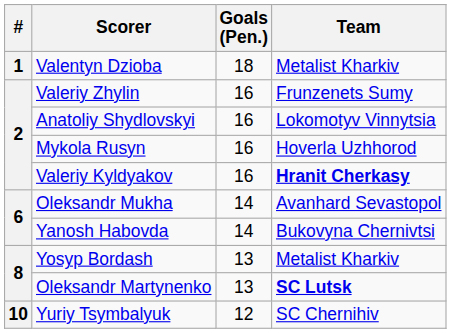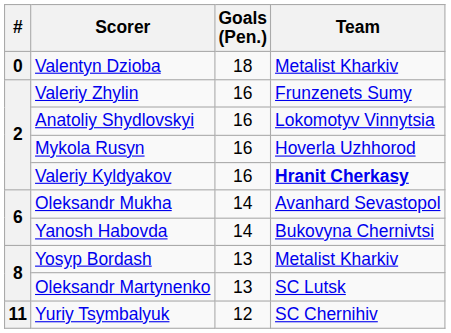(18, 65) 1 -> (18, 65) 0
(314, 286) bold -> (310, 286) normal
(18, 314) 10 -> (18, 314) 11
